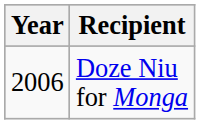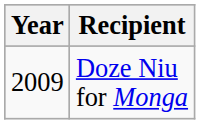(37, 82) 2006 -> (37, 82) 2009
